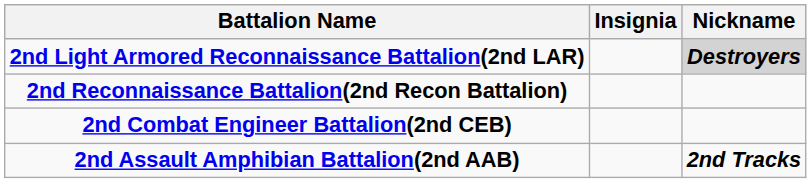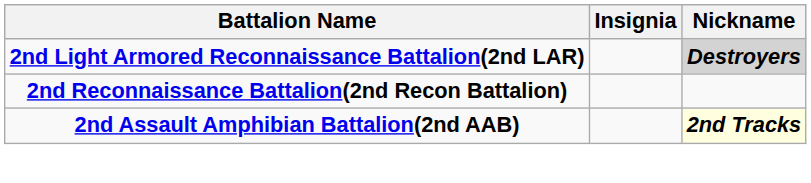- row: (297, 125)
(744, 159) no background -> (744, 125) lightyellow background
